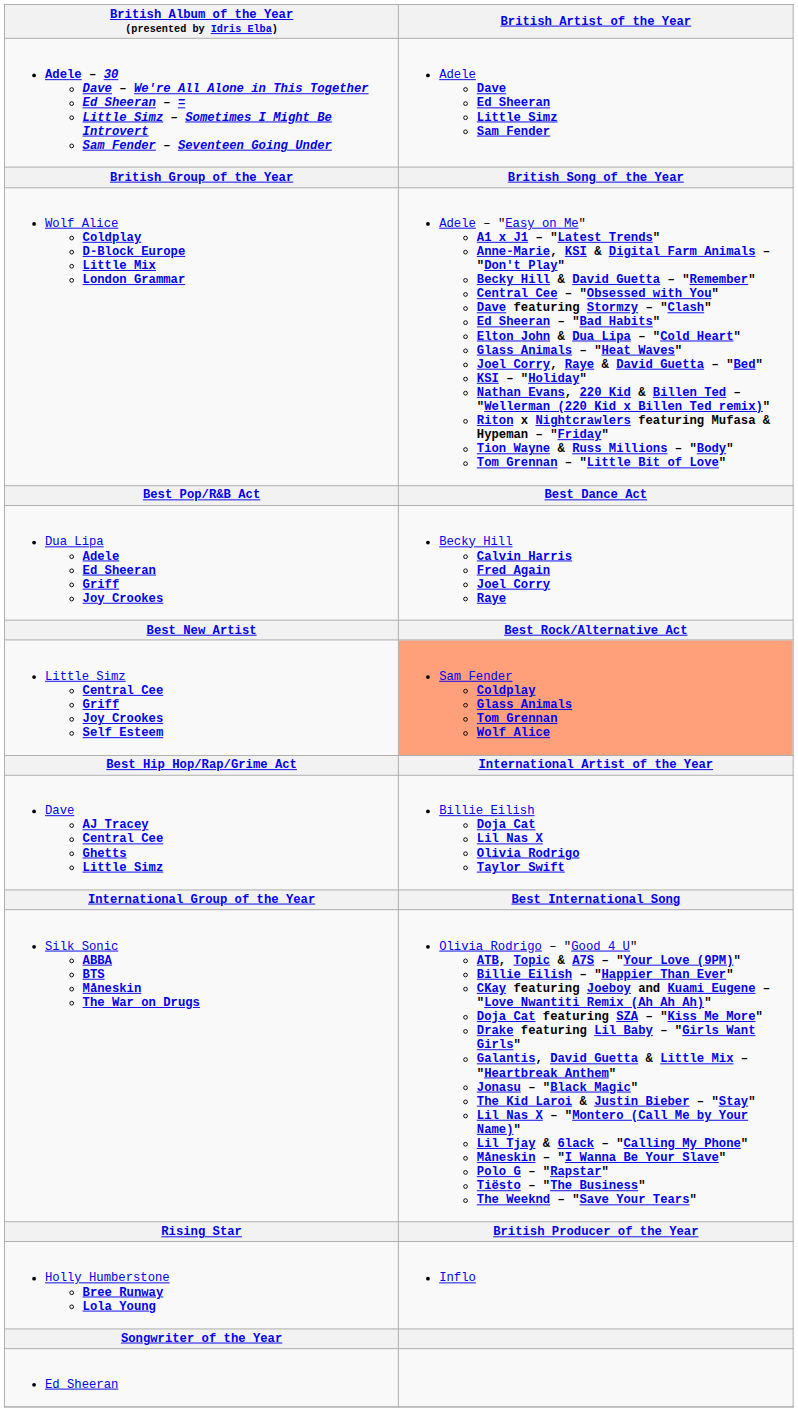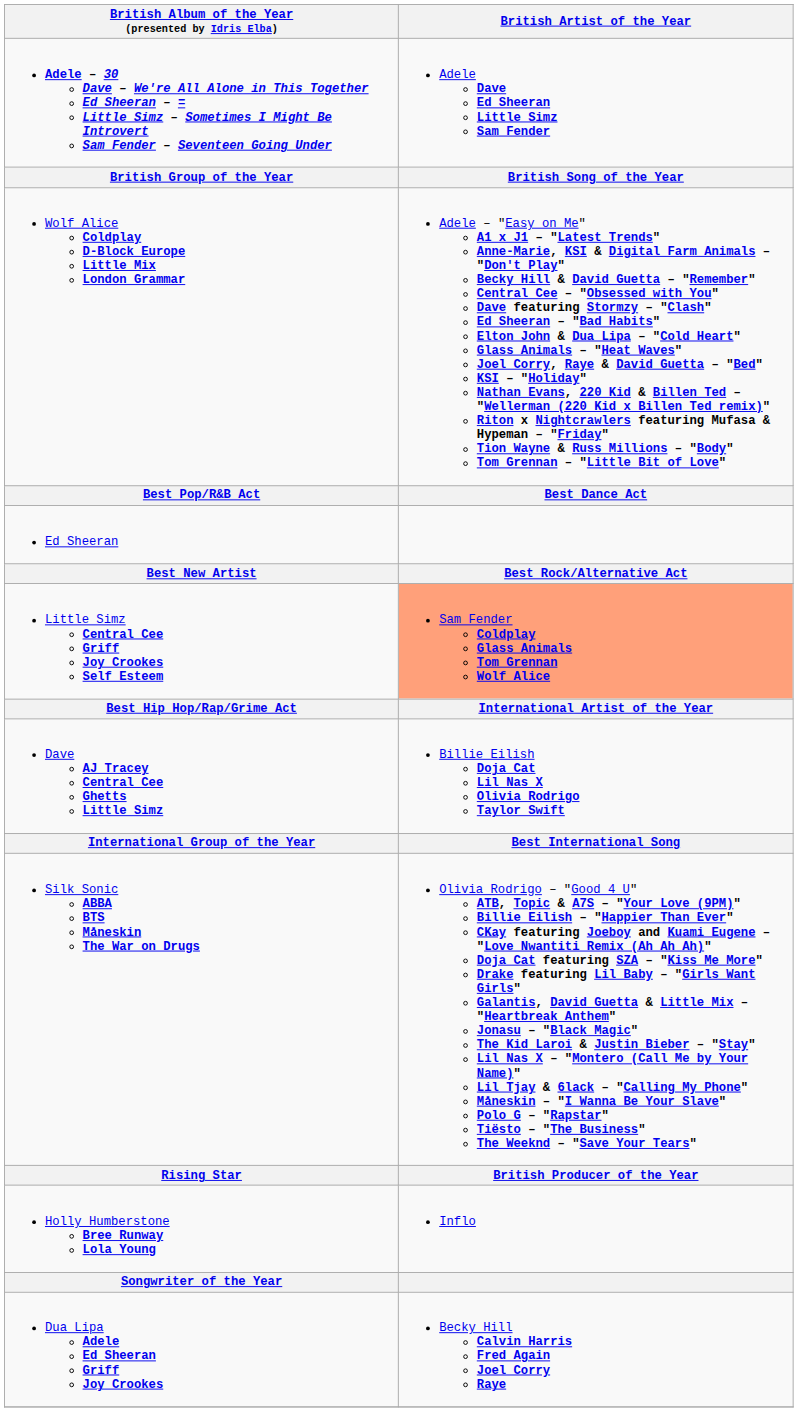rows swapped: (202, 570) <-> (202, 1385)
